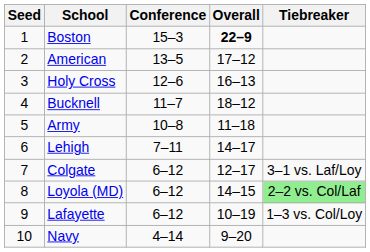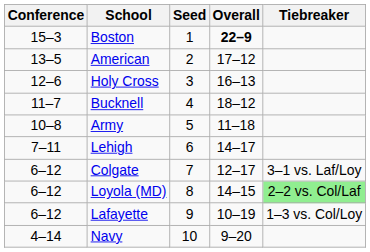columns swapped: (24, 15) <-> (168, 15)
